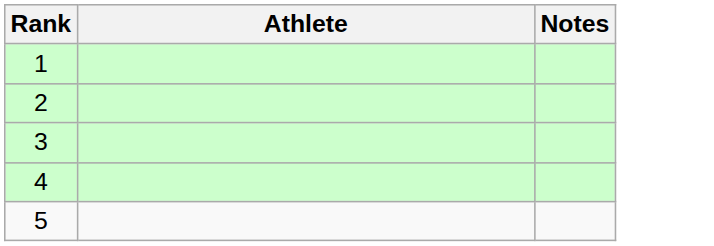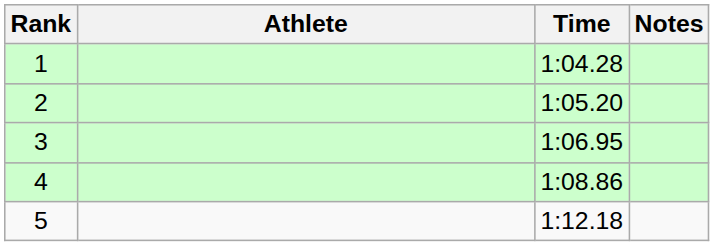+ column: (582, 24)
